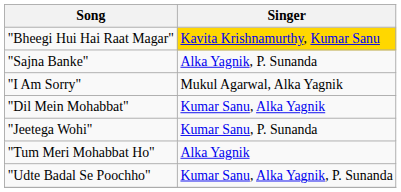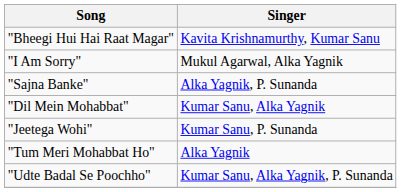(280, 38) gold background -> (280, 38) no background
rows swapped: (44, 84) <-> (48, 61)
